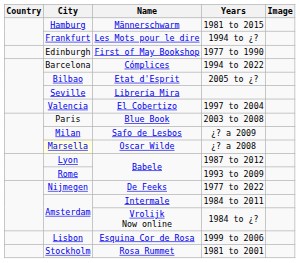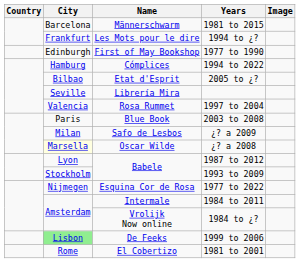(68, 25) Hamburg -> (68, 25) Barcelona
(68, 65) Barcelona -> (68, 65) Hamburg
(147, 106) El Cobertizo -> (147, 106) Rosa Rummet
(68, 174) Rome -> (68, 174) Stockholm
(147, 187) De Feeks -> (147, 187) Esquina Cor de Rosa
(68, 238) no background -> (68, 238) lightgreen background
(147, 238) Esquina Cor de Rosa -> (147, 238) De Feeks
(68, 251) Stockholm -> (68, 251) Rome
(147, 251) Rosa Rummet -> (147, 251) El Cobertizo
